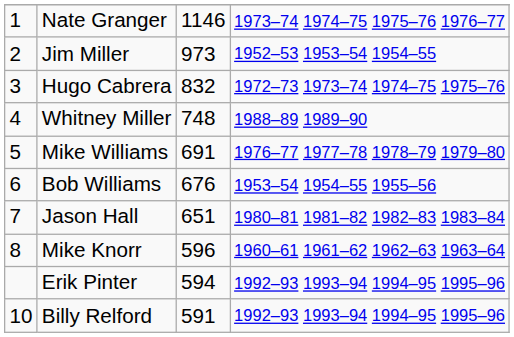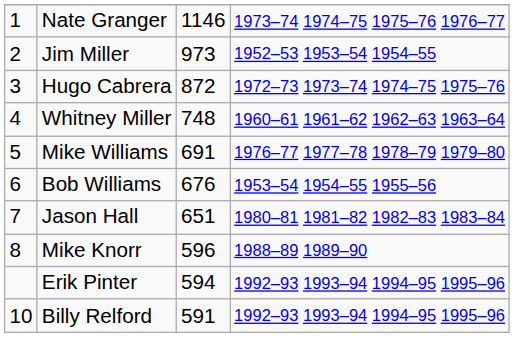(198, 86) 832 -> (198, 86) 872
(301, 119) 1988–89 1989–90 -> (370, 119) 1960–61 1961–62 1962–63 1963–64
(370, 250) 1960–61 1961–62 1962–63 1963–64 -> (301, 250) 1988–89 1989–90
